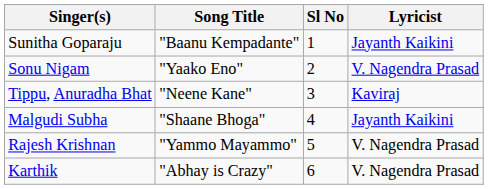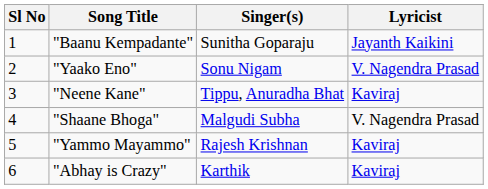columns swapped: (325, 17) <-> (80, 17)
(402, 119) Jayanth Kaikini -> (415, 119) V. Nagendra Prasad
(415, 145) V. Nagendra Prasad -> (376, 145) Kaviraj
(415, 171) V. Nagendra Prasad -> (376, 171) Kaviraj
